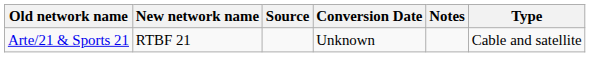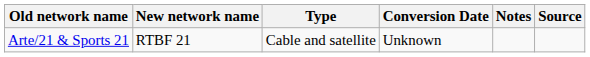columns swapped: (527, 16) <-> (288, 16)
